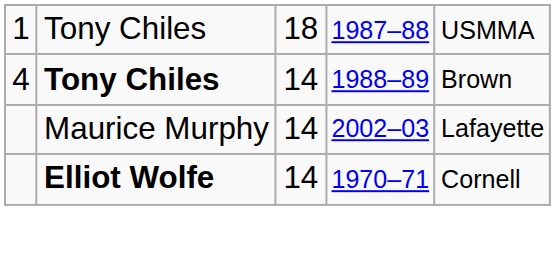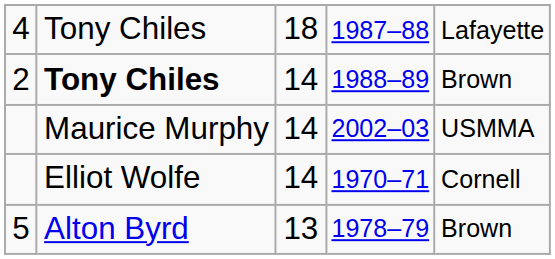(21, 29) 1 -> (21, 29) 4
(488, 30) USMMA -> (493, 30) Lafayette
(21, 79) 4 -> (21, 79) 2
(493, 129) Lafayette -> (488, 129) USMMA
(129, 178) bold -> (122, 178) normal
+ row: (380, 229)
